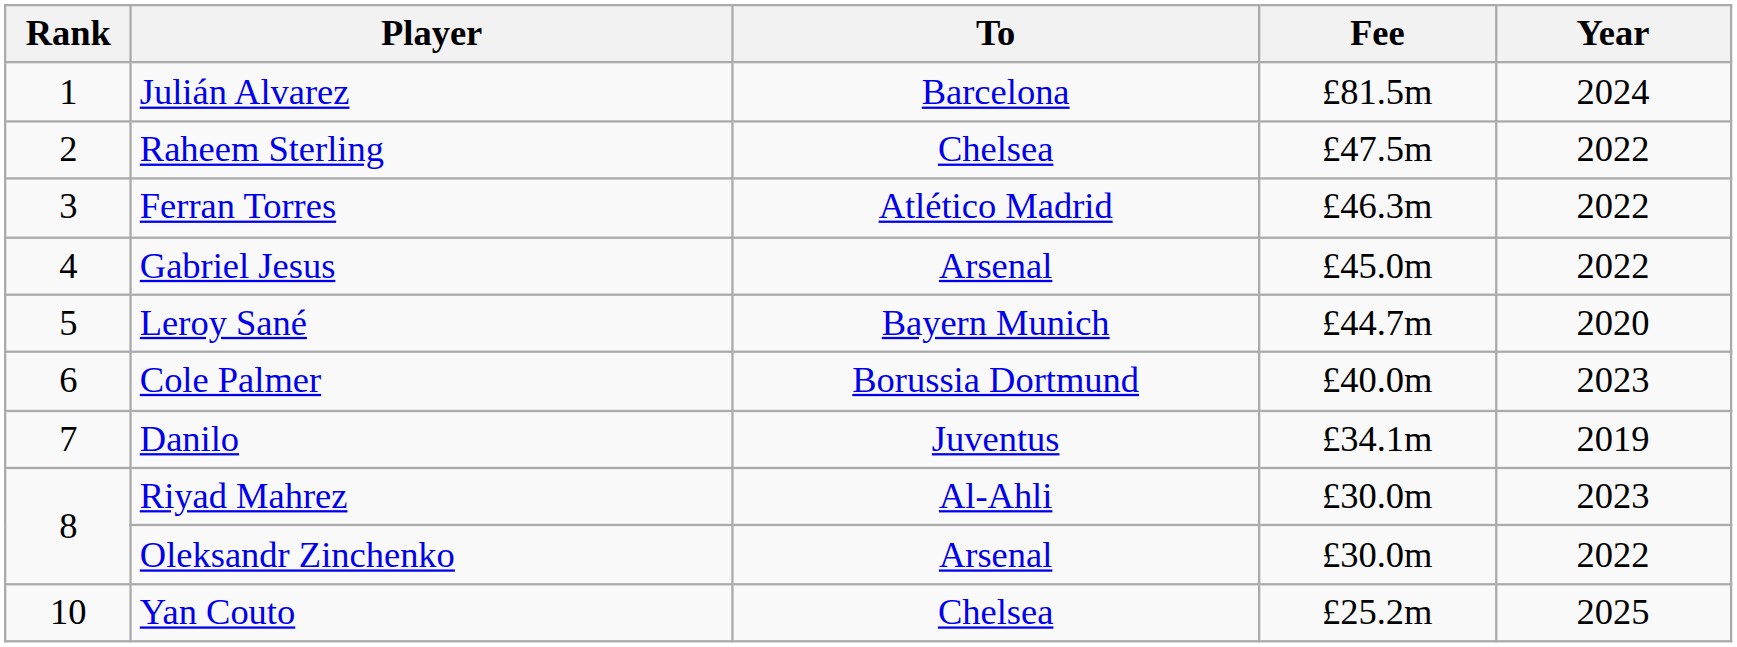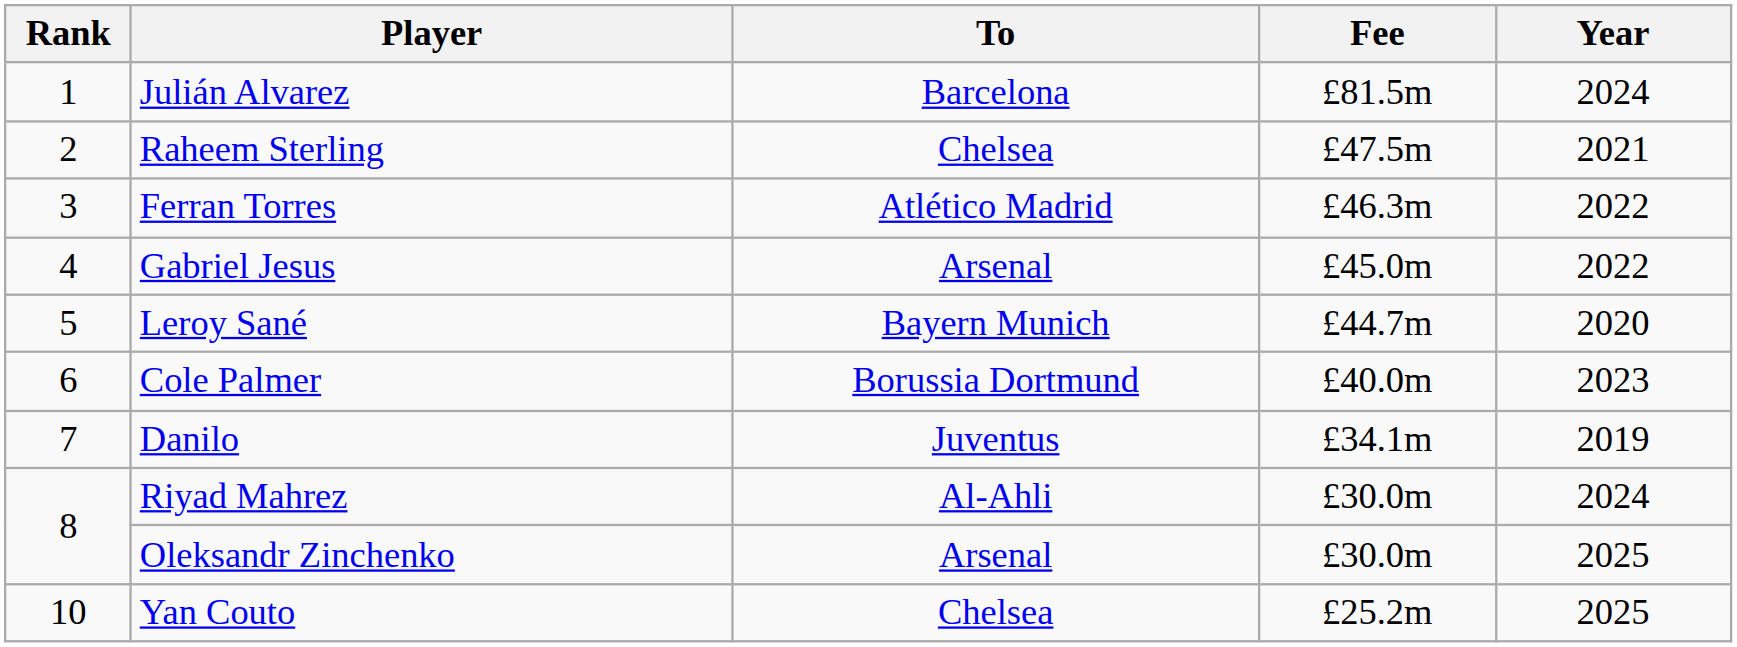(1613, 149) 2022 -> (1613, 149) 2021
(1613, 496) 2023 -> (1613, 496) 2024
(1613, 554) 2022 -> (1613, 554) 2025
